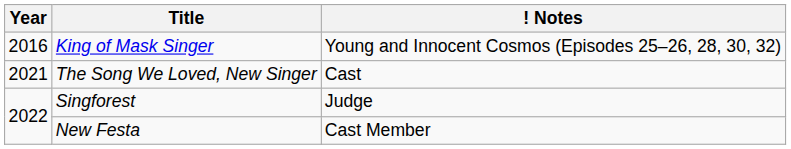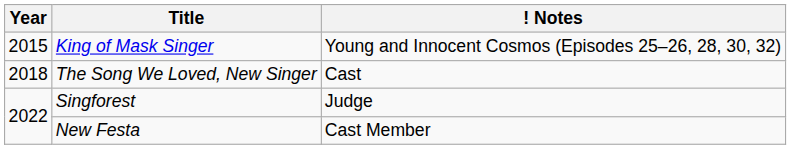(28, 46) 2016 -> (28, 46) 2015
(28, 74) 2021 -> (28, 74) 2018
